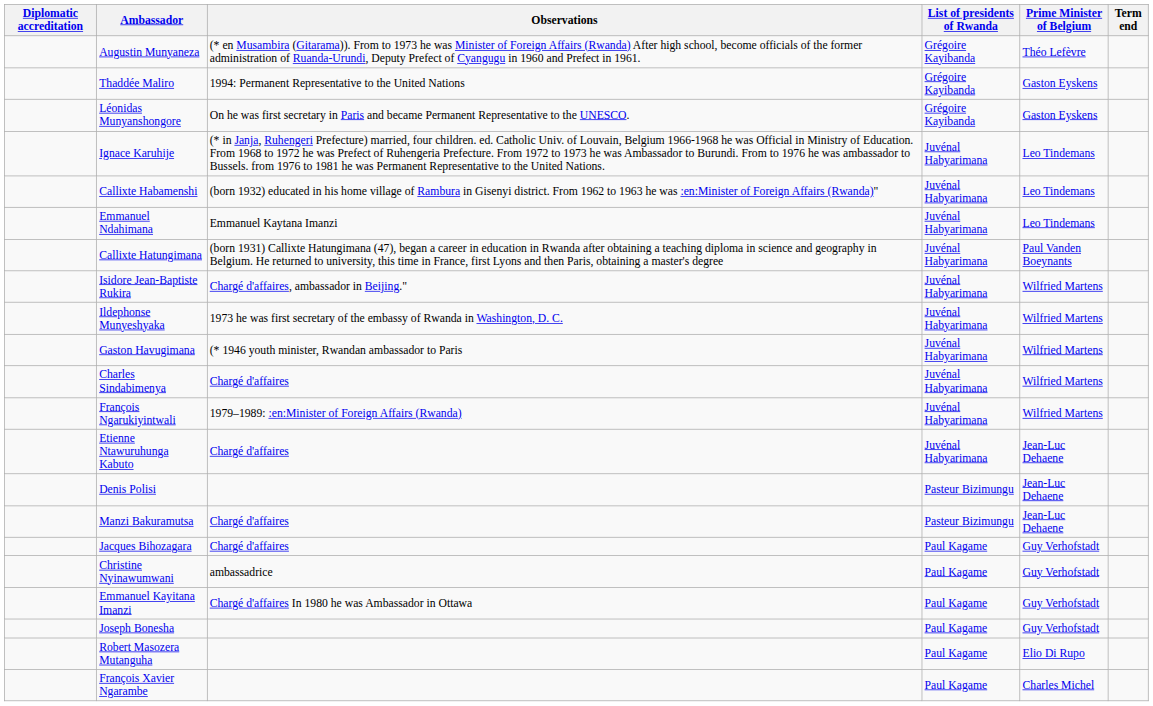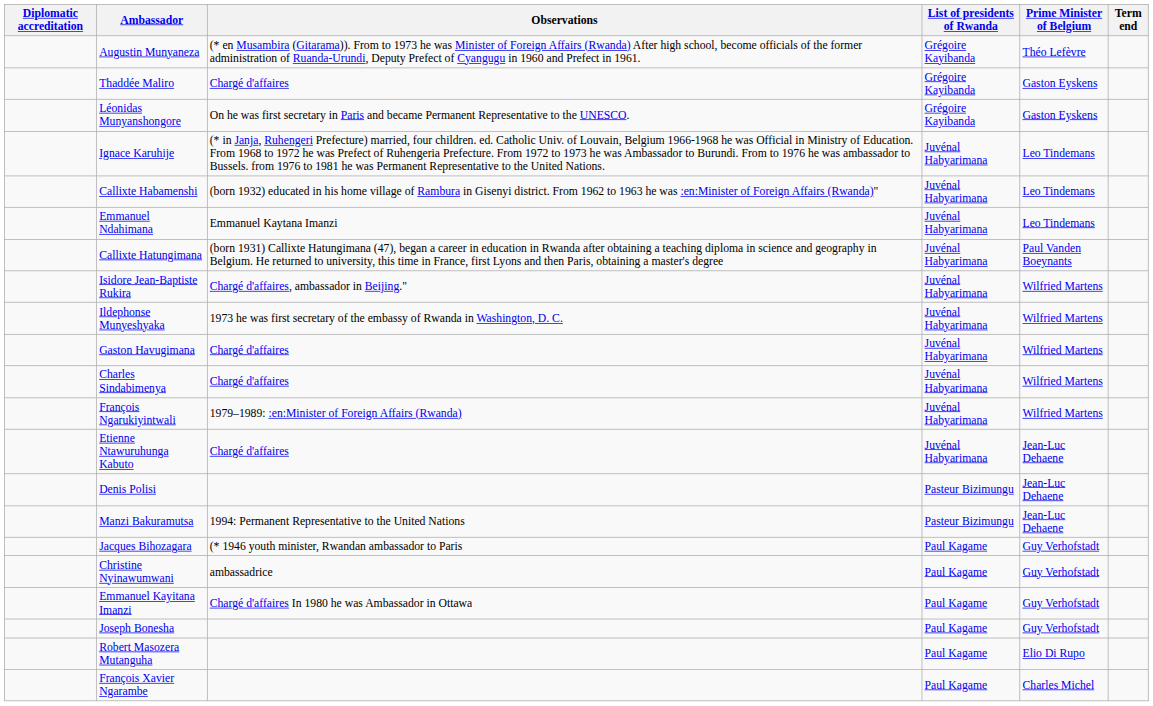(337, 83) 1994: Permanent Representative to the United Nations -> (249, 83) Chargé d'affaires
(336, 350) (* 1946 youth minister, Rwandan ambassador to Paris -> (249, 350) Chargé d'affaires
(249, 521) Chargé d'affaires -> (337, 521) 1994: Permanent Representative to the United Nations
(249, 546) Chargé d'affaires -> (336, 546) (* 1946 youth minister, Rwandan ambassador to Paris
